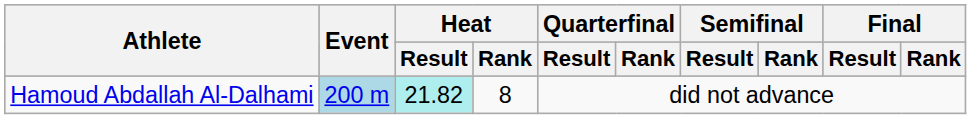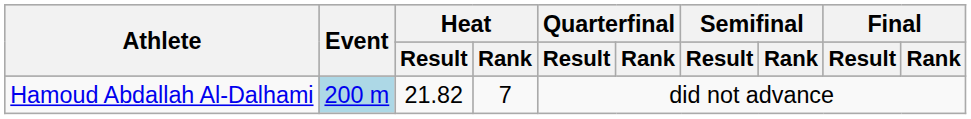(434, 95) paleturquoise background -> (434, 95) no background
(505, 95) 8 -> (505, 95) 7
